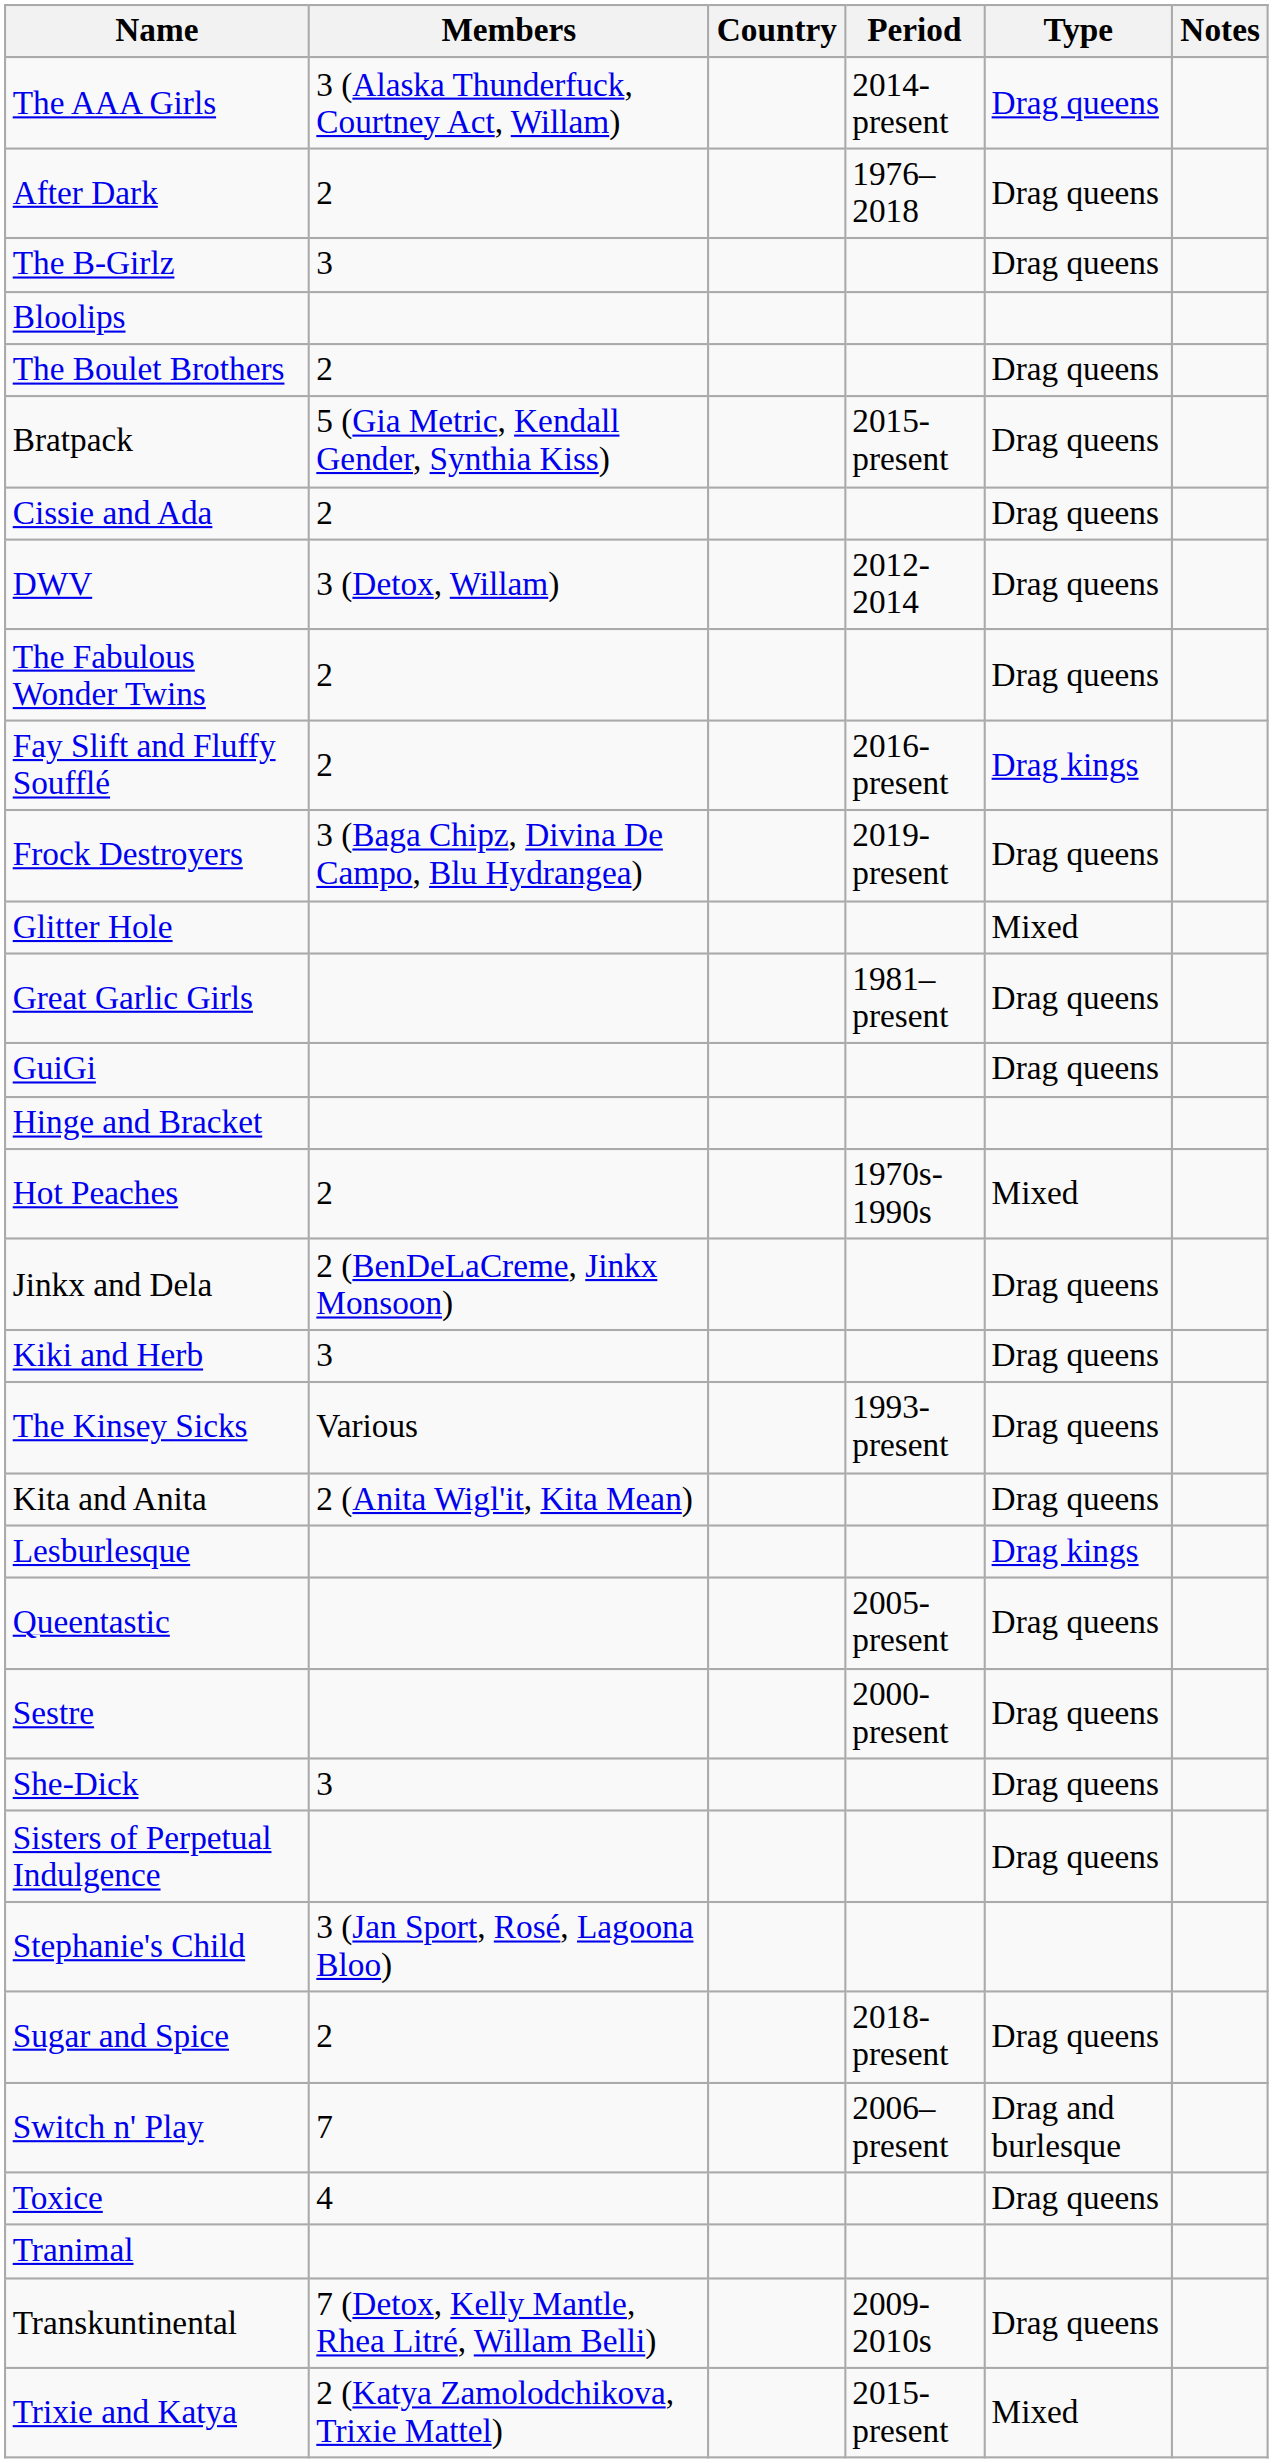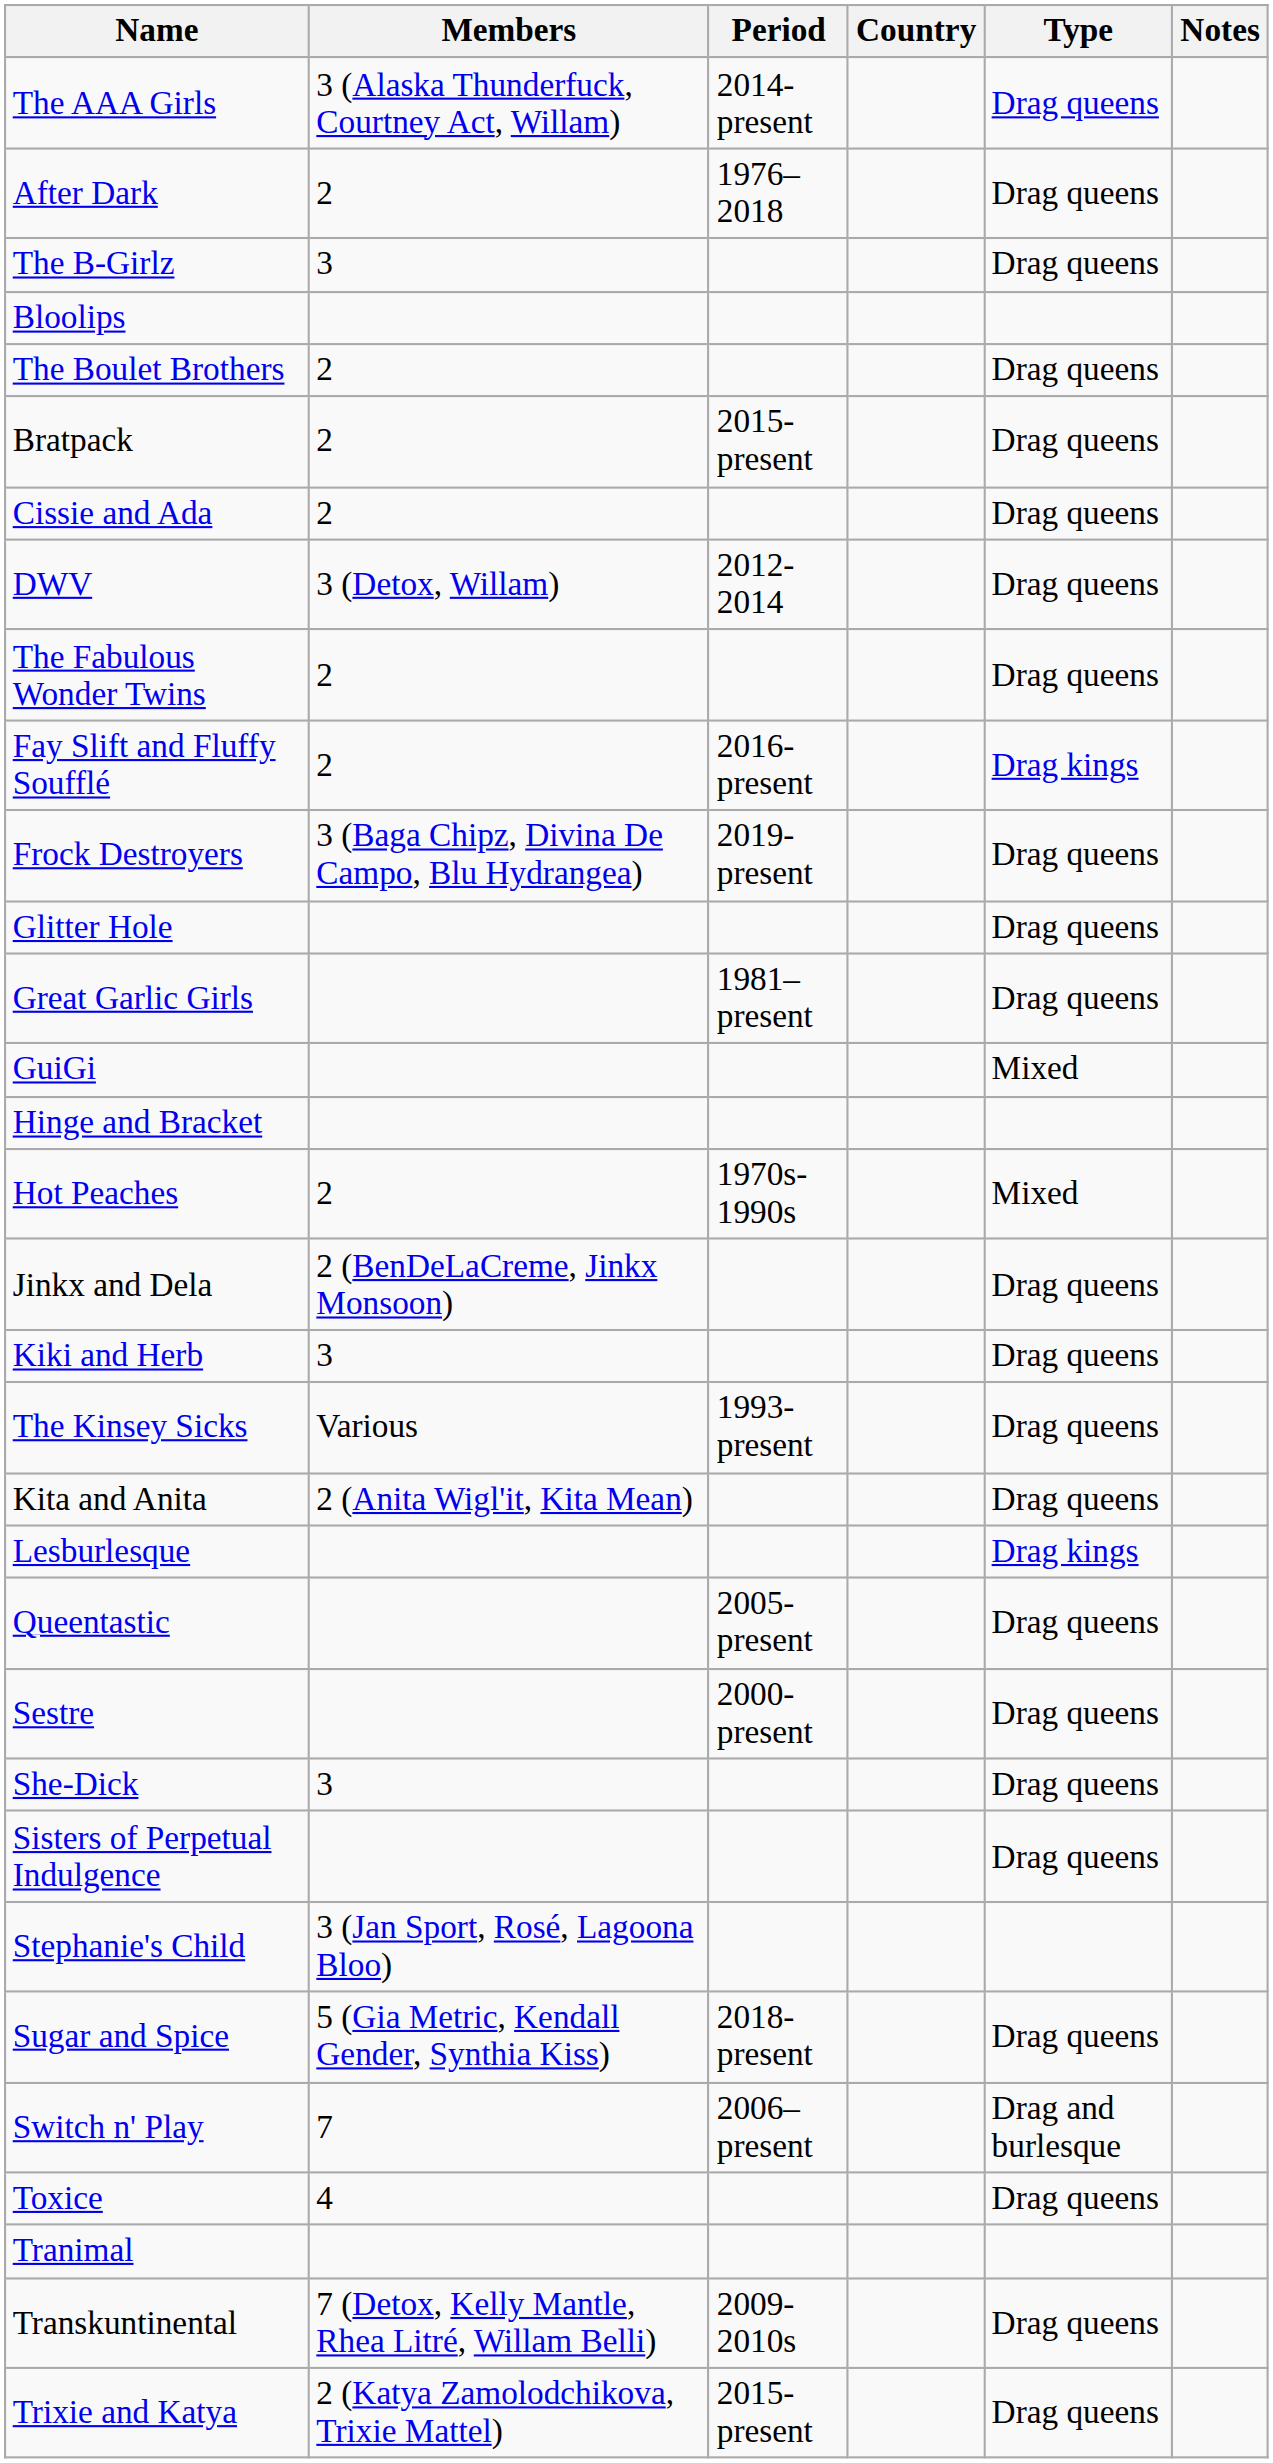columns swapped: (777, 30) <-> (914, 30)
(468, 441) 5 (Gia Metric, Kendall Gender, Synthia Kiss) -> (325, 441) 2
(1035, 926) Mixed -> (1075, 926) Drag queens
(1075, 1069) Drag queens -> (1035, 1069) Mixed
(325, 2036) 2 -> (468, 2036) 5 (Gia Metric, Kendall Gender, Synthia Kiss)
(1035, 2412) Mixed -> (1075, 2412) Drag queens
